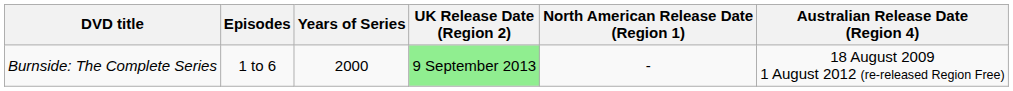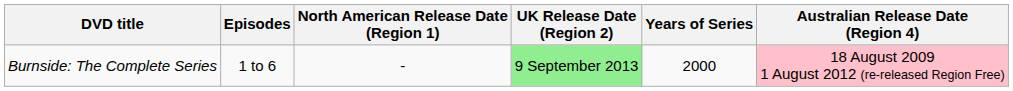columns swapped: (352, 24) <-> (648, 24)
(882, 65) no background -> (882, 65) pink background
